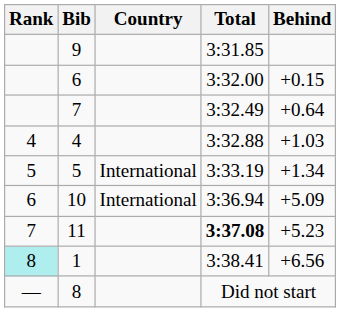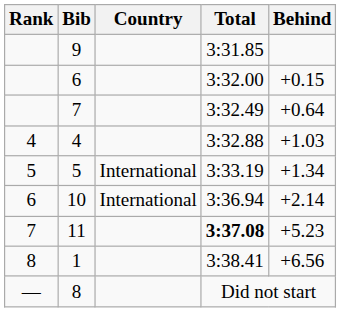(302, 200) +5.09 -> (302, 200) +2.14
(31, 261) paleturquoise background -> (31, 261) no background
